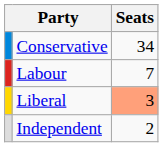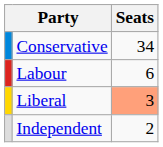(150, 73) 7 -> (150, 73) 6
